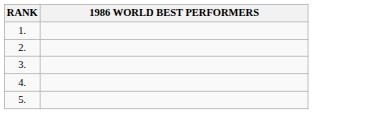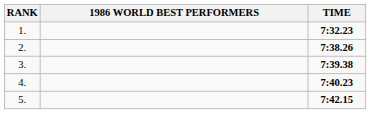+ column: (337, 13)
